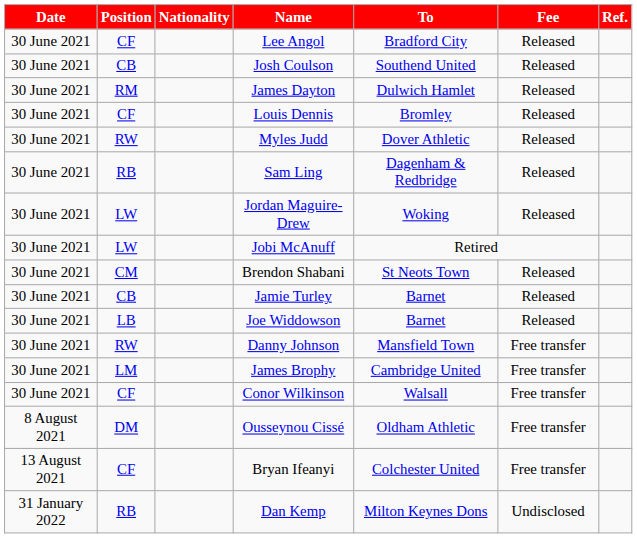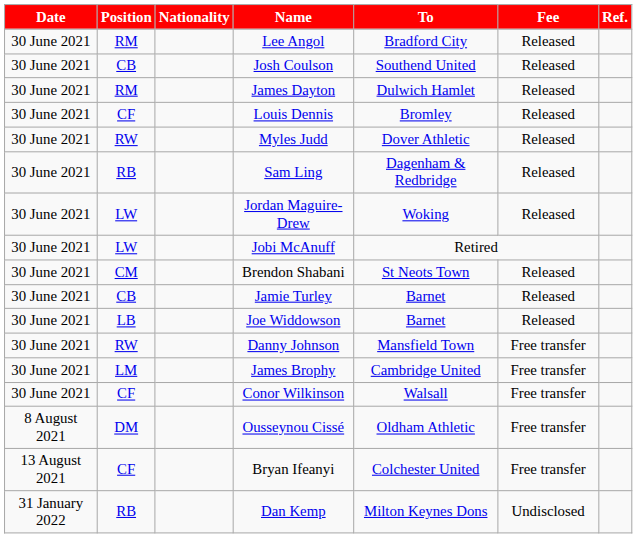(126, 41) CF -> (126, 41) RM
